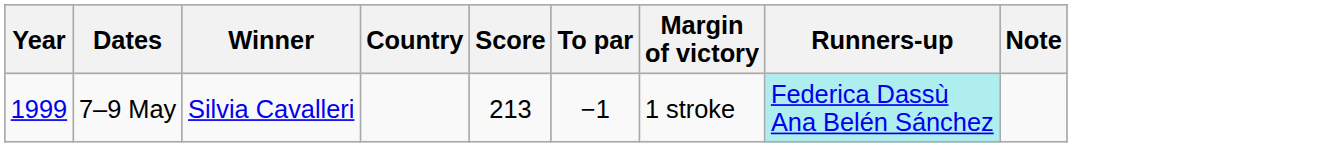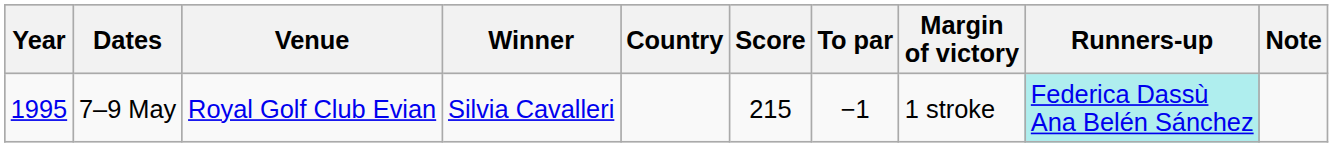+ column: (312, 39)
(39, 108) 1999 -> (39, 108) 1995
(510, 108) 213 -> (770, 108) 215
